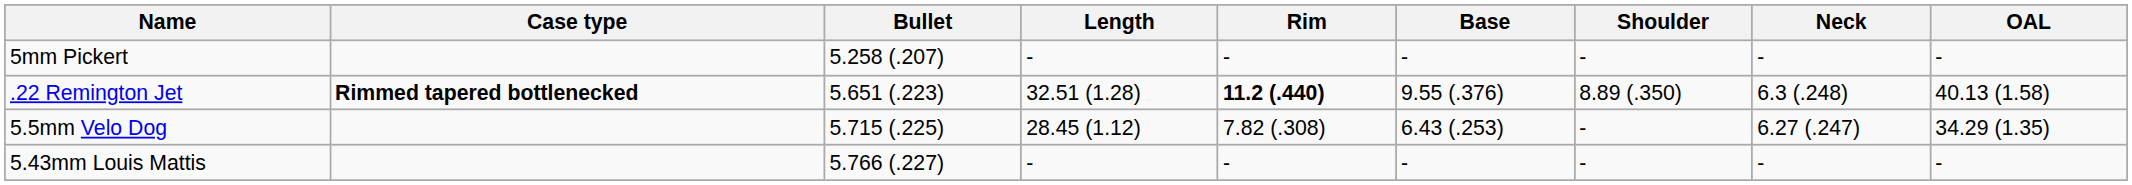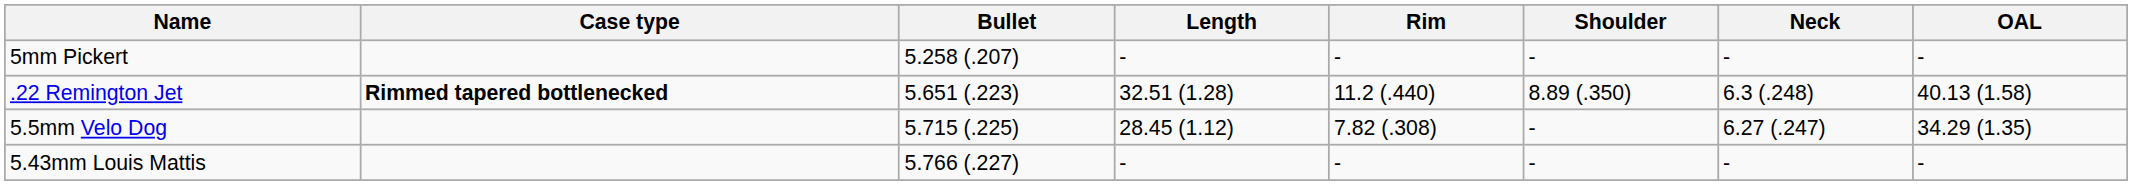- column: (1485, 22)
(1274, 92) bold -> (1385, 92) normal
